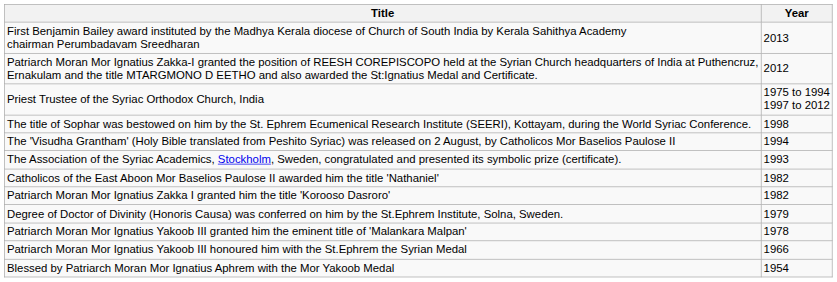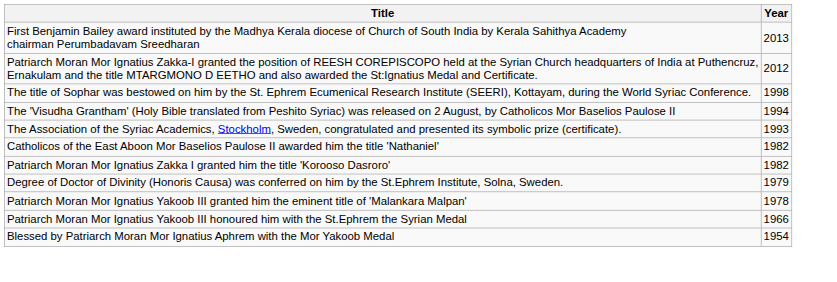- row: (135, 99)
